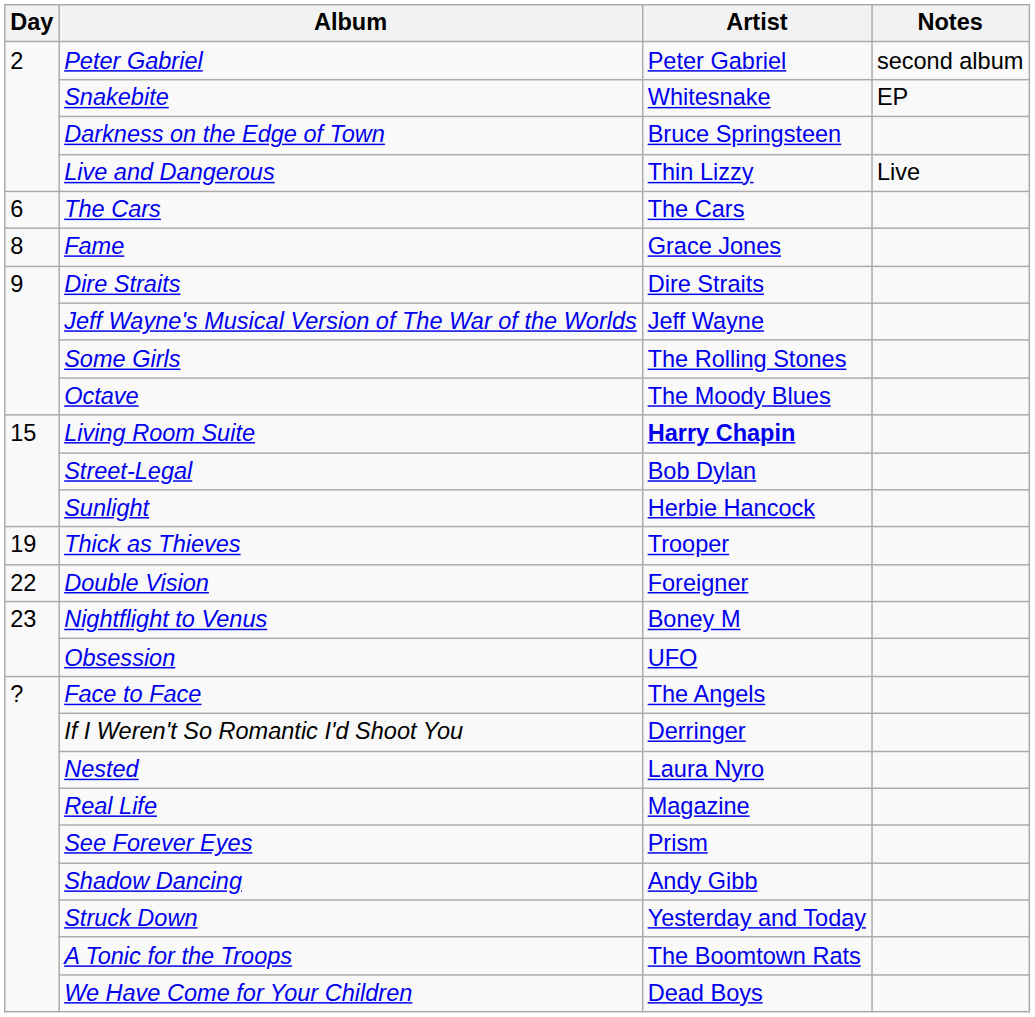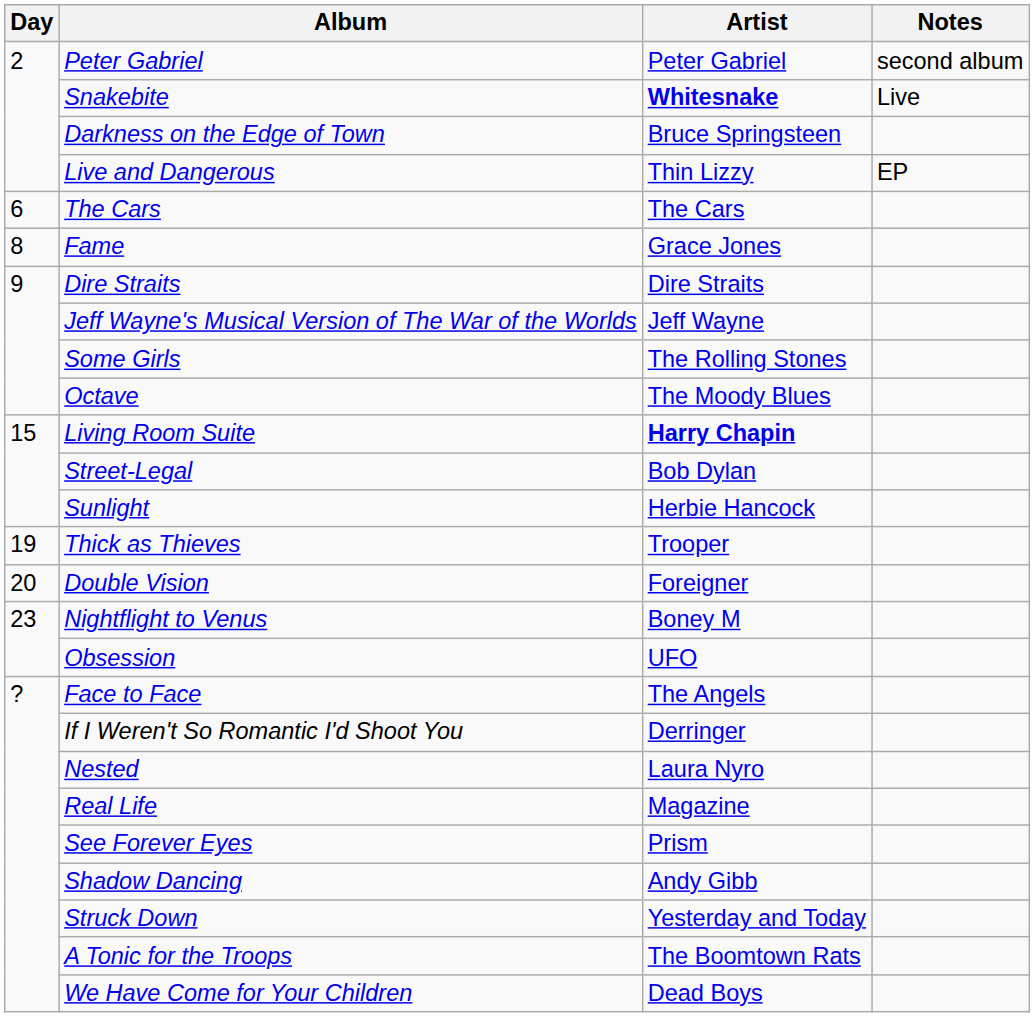(709, 97) normal -> (713, 97) bold
(893, 97) EP -> (898, 97) Live
(898, 172) Live -> (893, 172) EP
(23, 582) 22 -> (23, 582) 20
